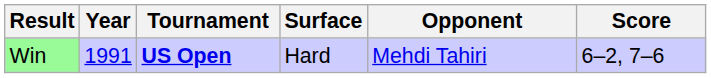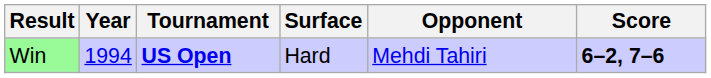(108, 55) 1991 -> (108, 55) 1994
(623, 55) normal -> (623, 55) bold
